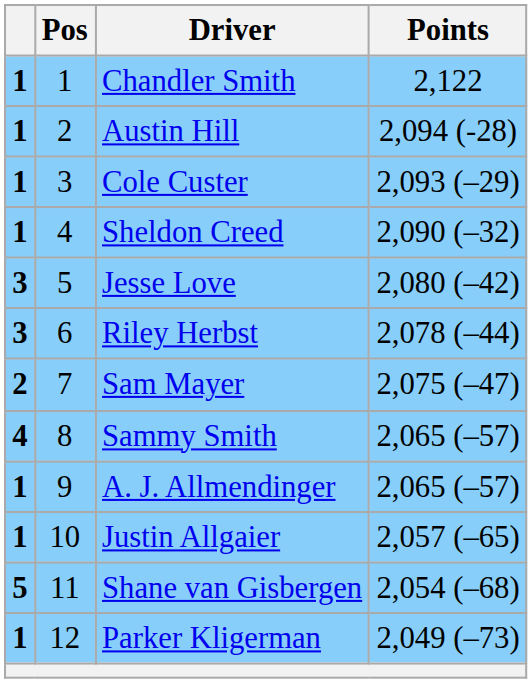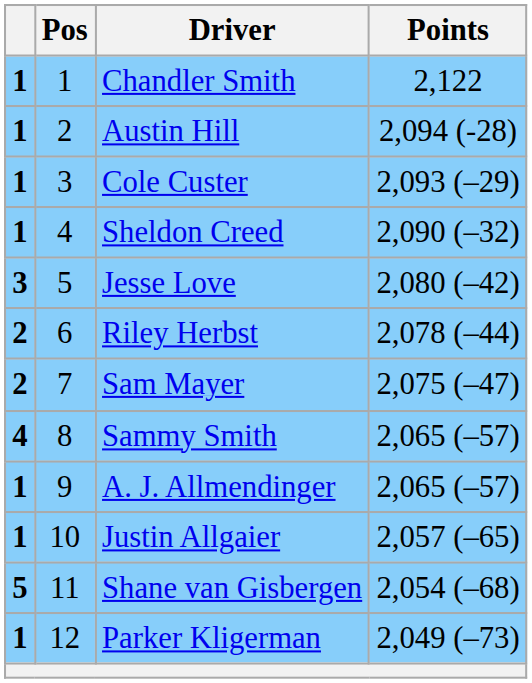(20, 333) 3 -> (20, 333) 2
